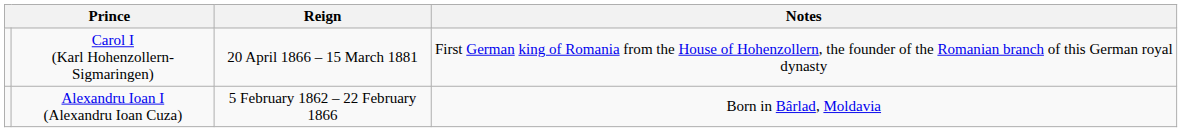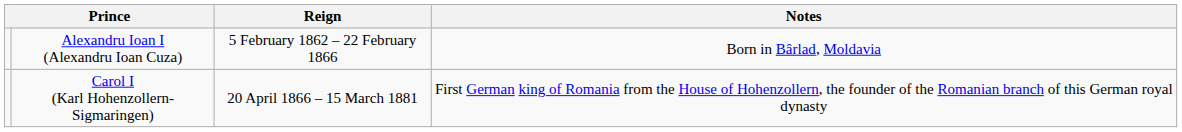rows swapped: (113, 106) <-> (113, 57)
